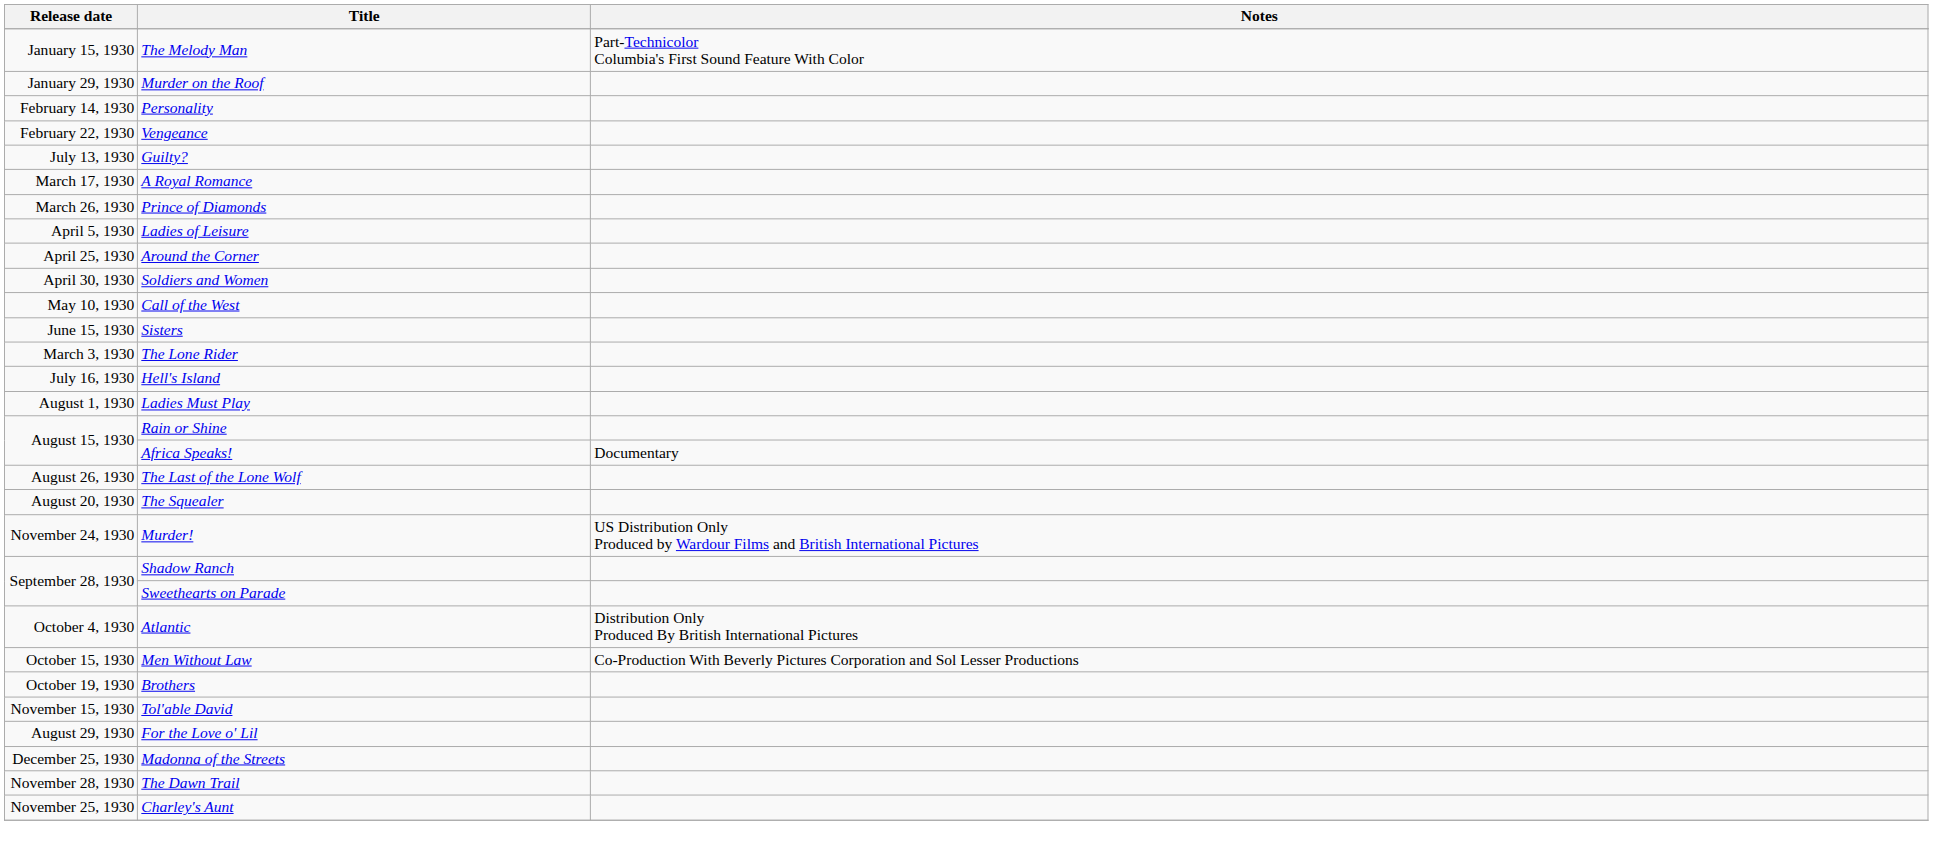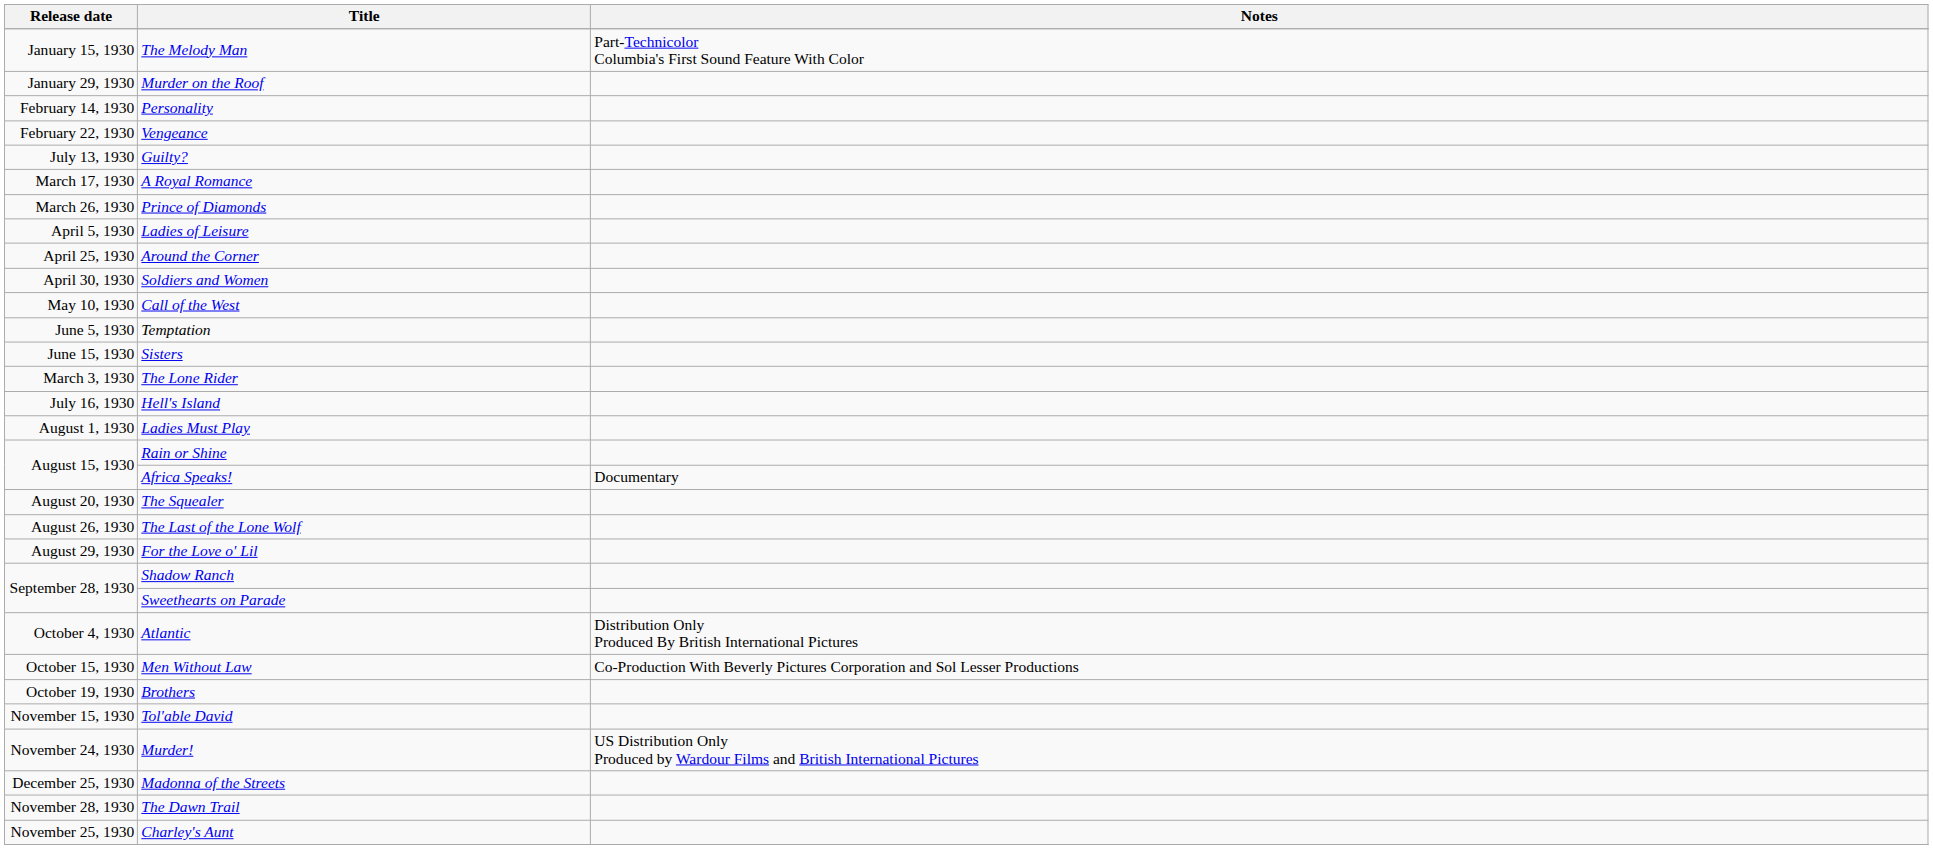+ row: (176, 329)
rows swapped: (182, 501) <-> (221, 477)
rows swapped: (199, 733) <-> (167, 535)
